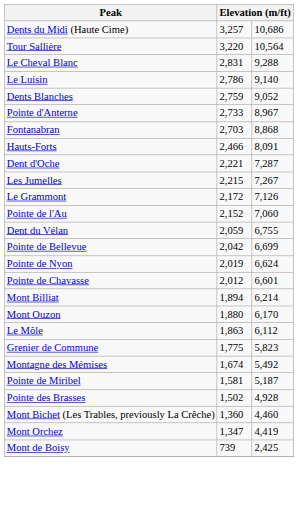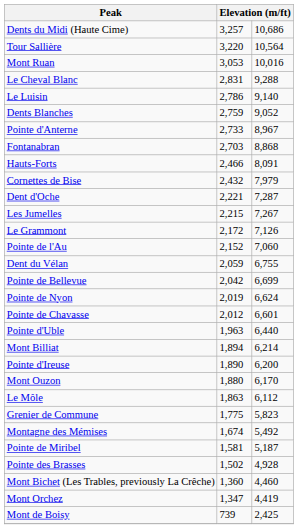+ row: (31, 63)
+ row: (44, 180)
+ row: (35, 331)
+ row: (38, 364)
